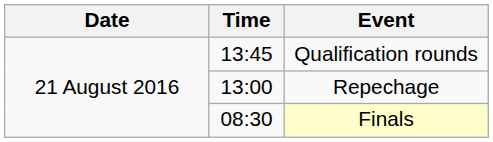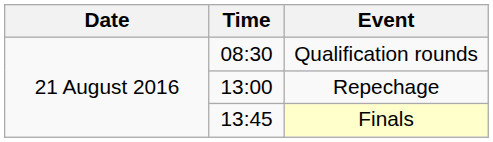(247, 53) 13:45 -> (247, 53) 08:30
(247, 119) 08:30 -> (247, 119) 13:45
